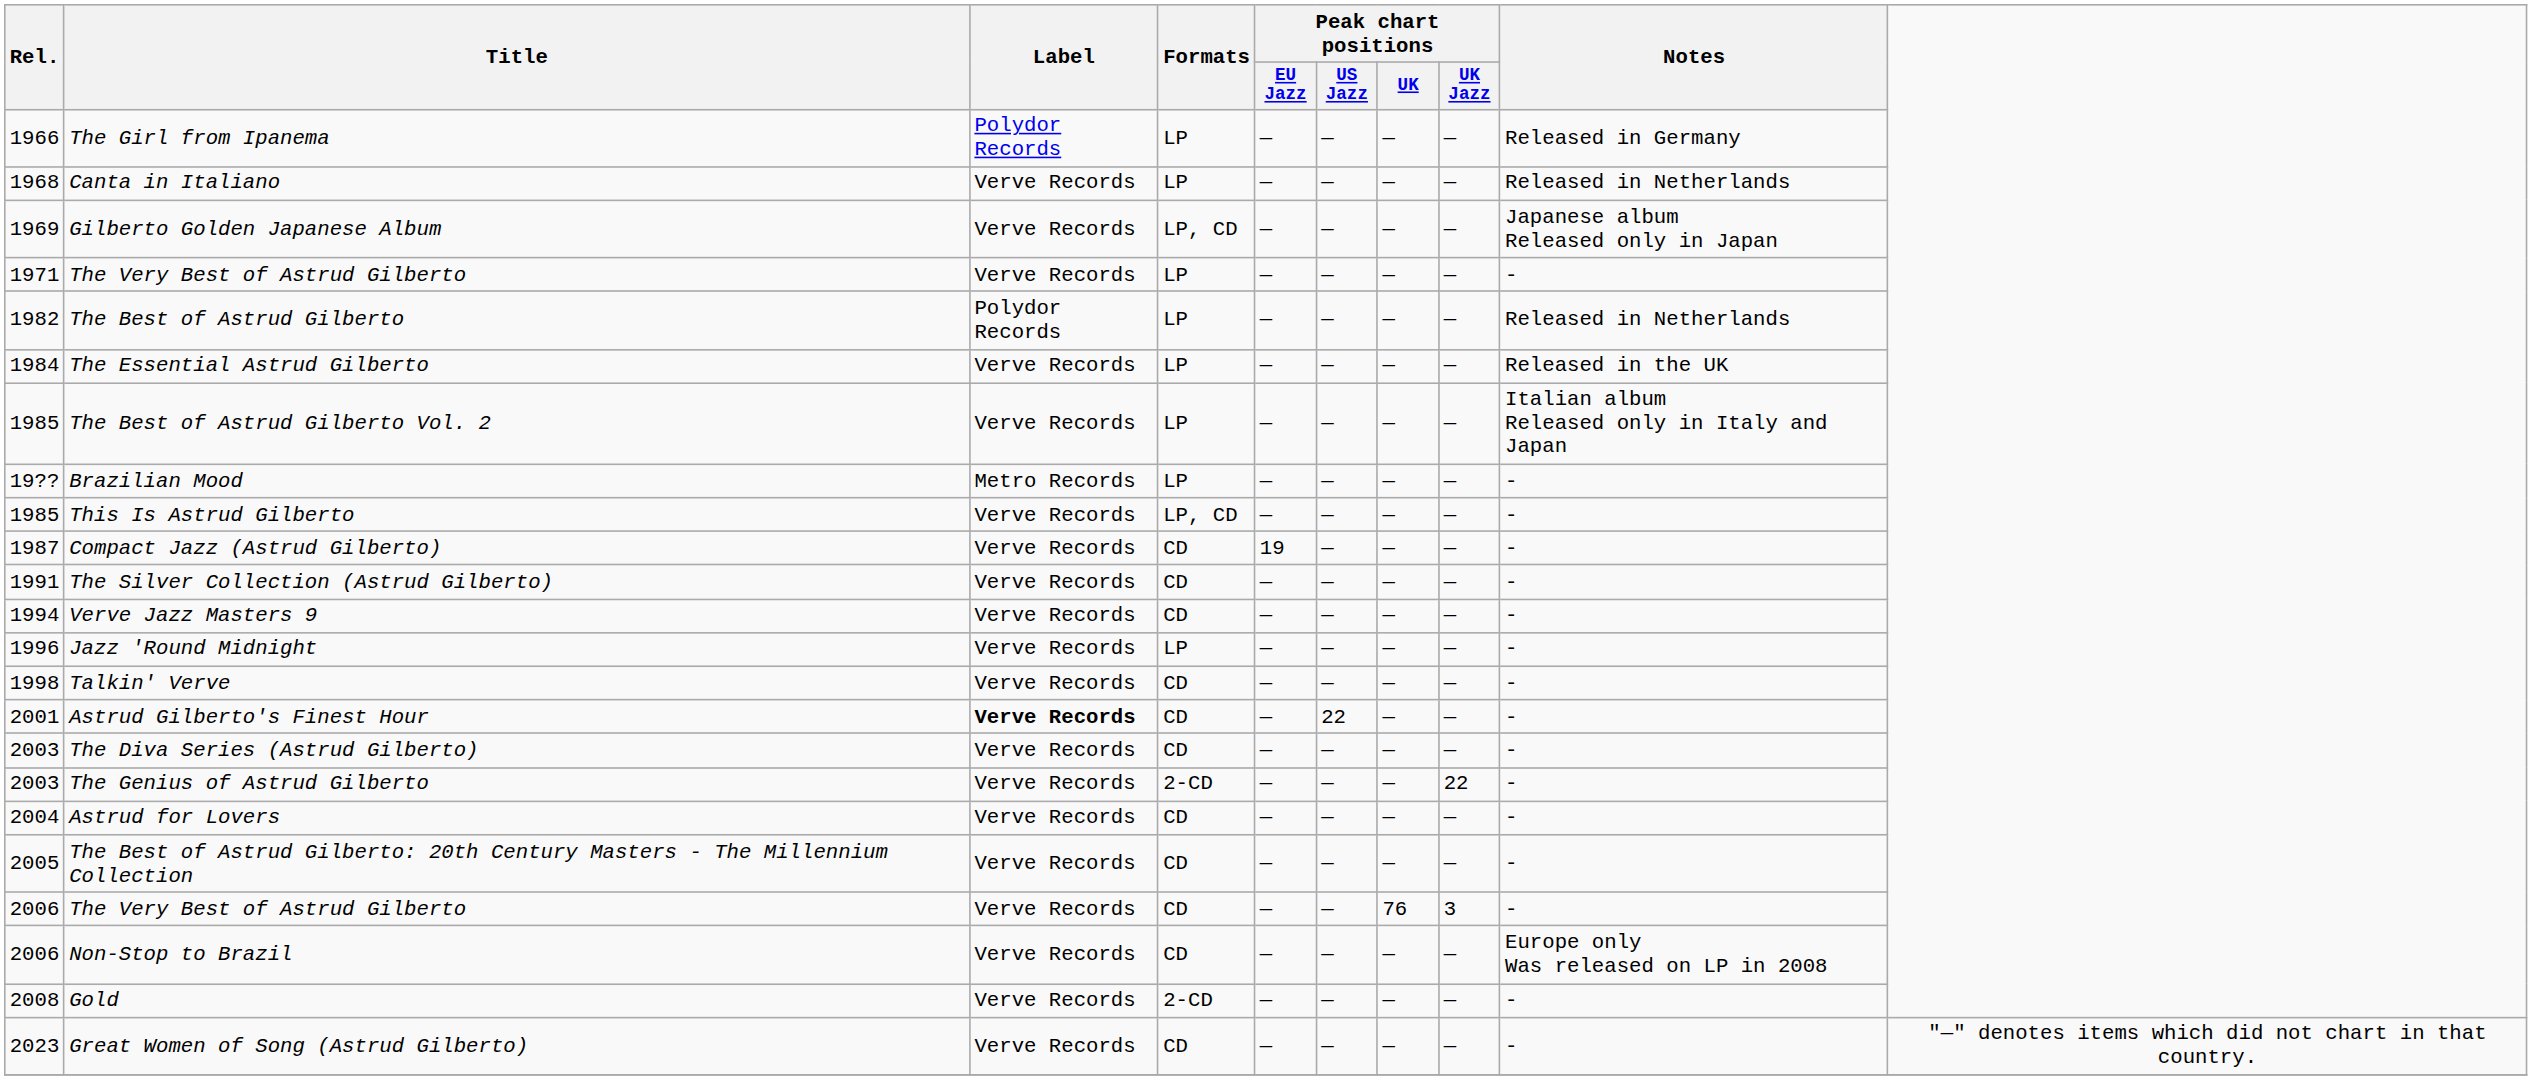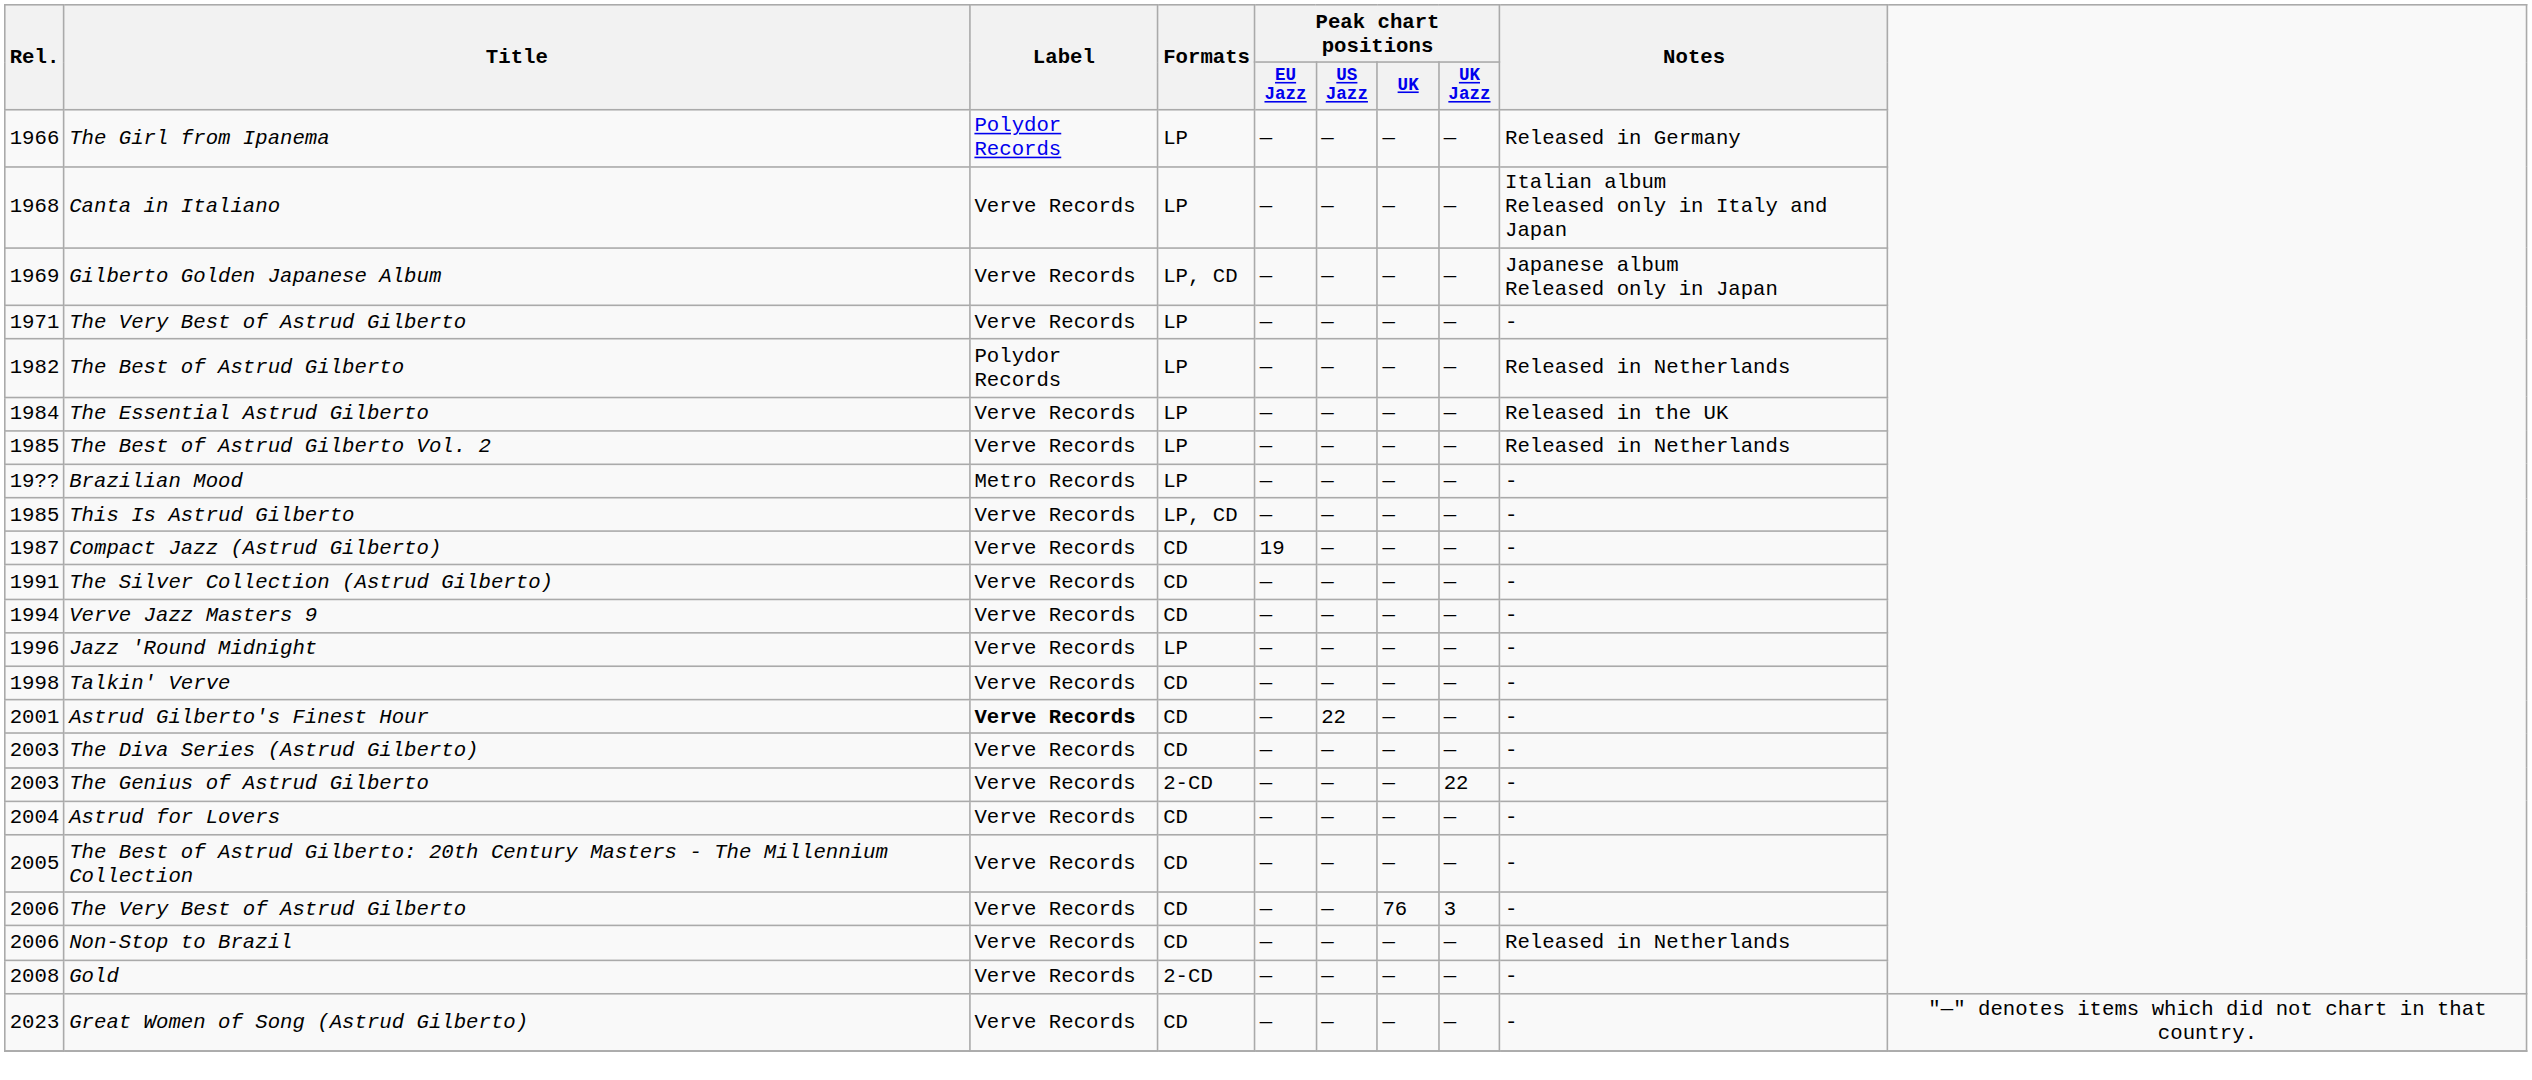(1648, 183) Released in Netherlands -> (1666, 207) Italian album Released only in Italy and Japan
(1666, 423) Italian album Released only in Italy and Japan -> (1648, 447) Released in Netherlands
(1666, 955) Europe only Was released on LP in 2008 -> (1648, 943) Released in Netherlands
